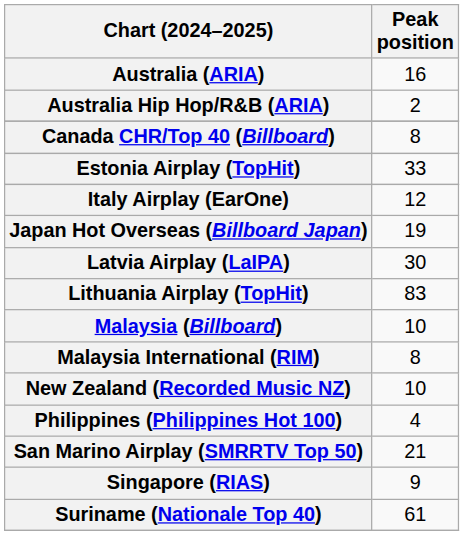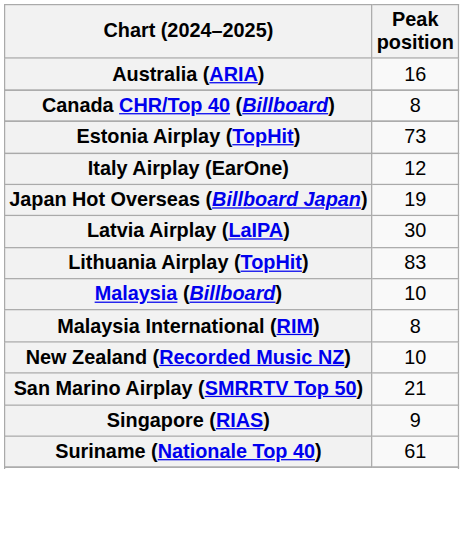- row: (188, 105)
(415, 168) 33 -> (415, 136) 73
- row: (188, 420)
